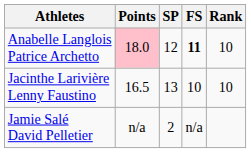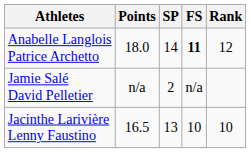(137, 48) pink background -> (137, 48) no background
(171, 48) 12 -> (171, 48) 14
(226, 48) 10 -> (226, 48) 12
rows swapped: (59, 88) <-> (50, 128)
